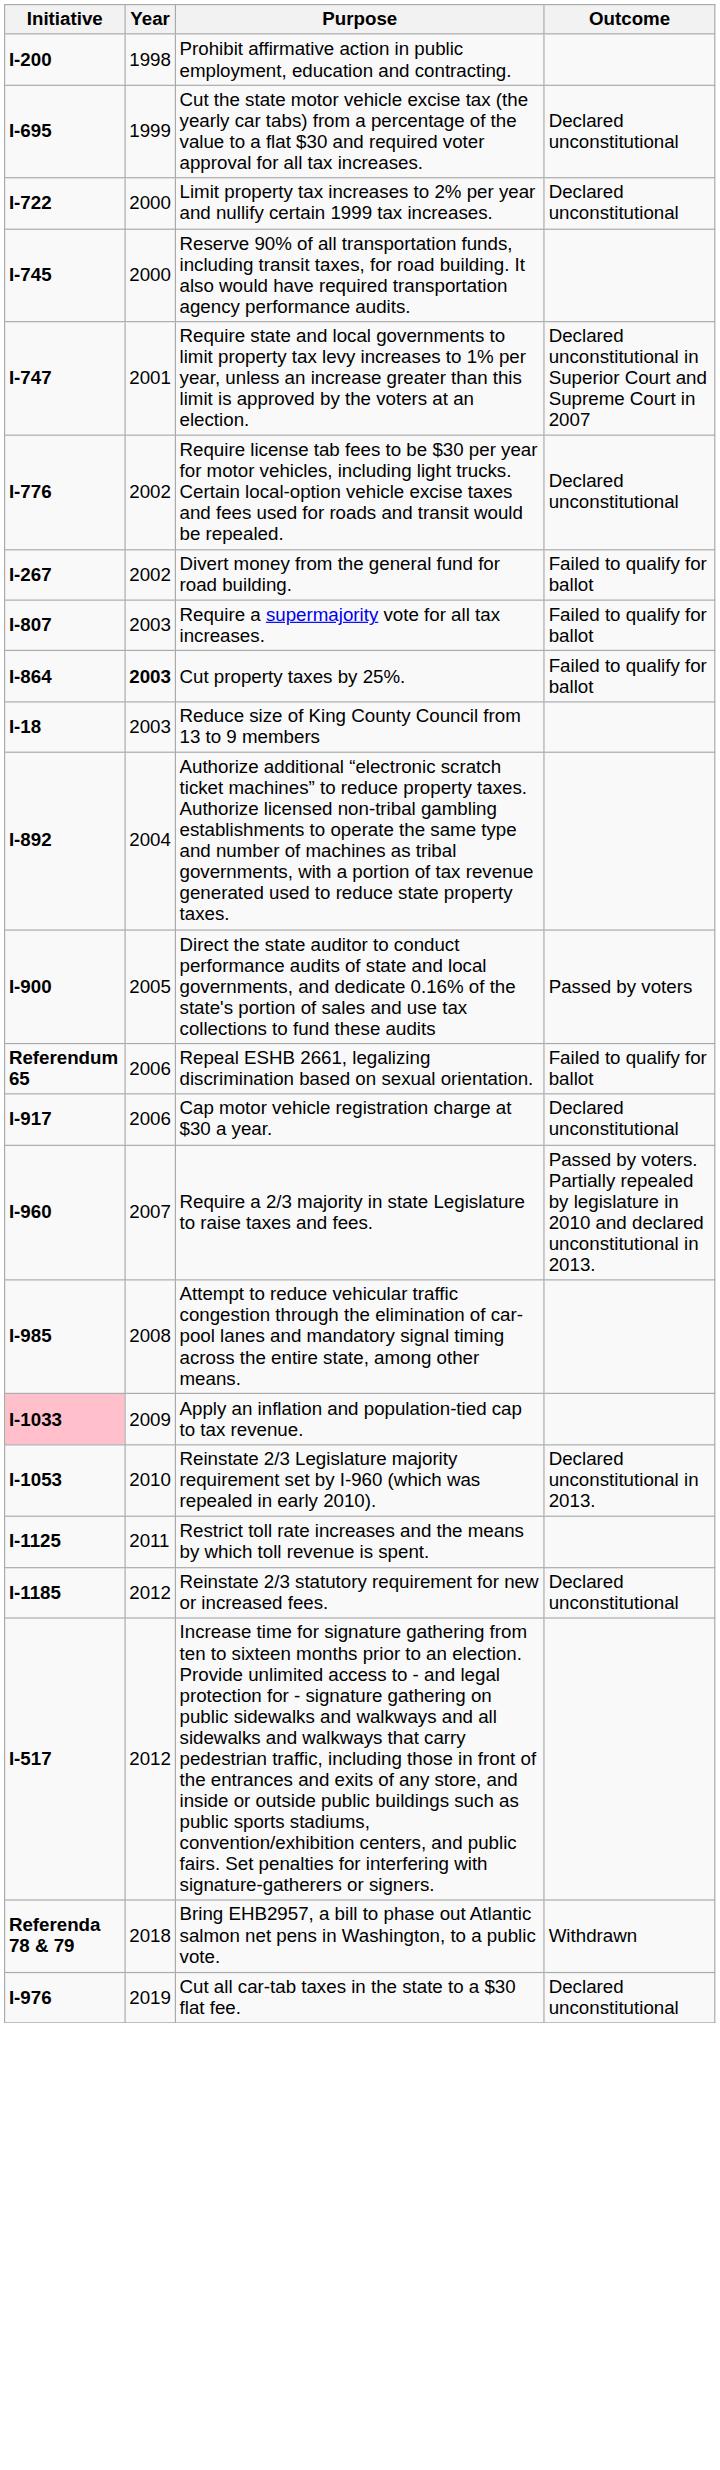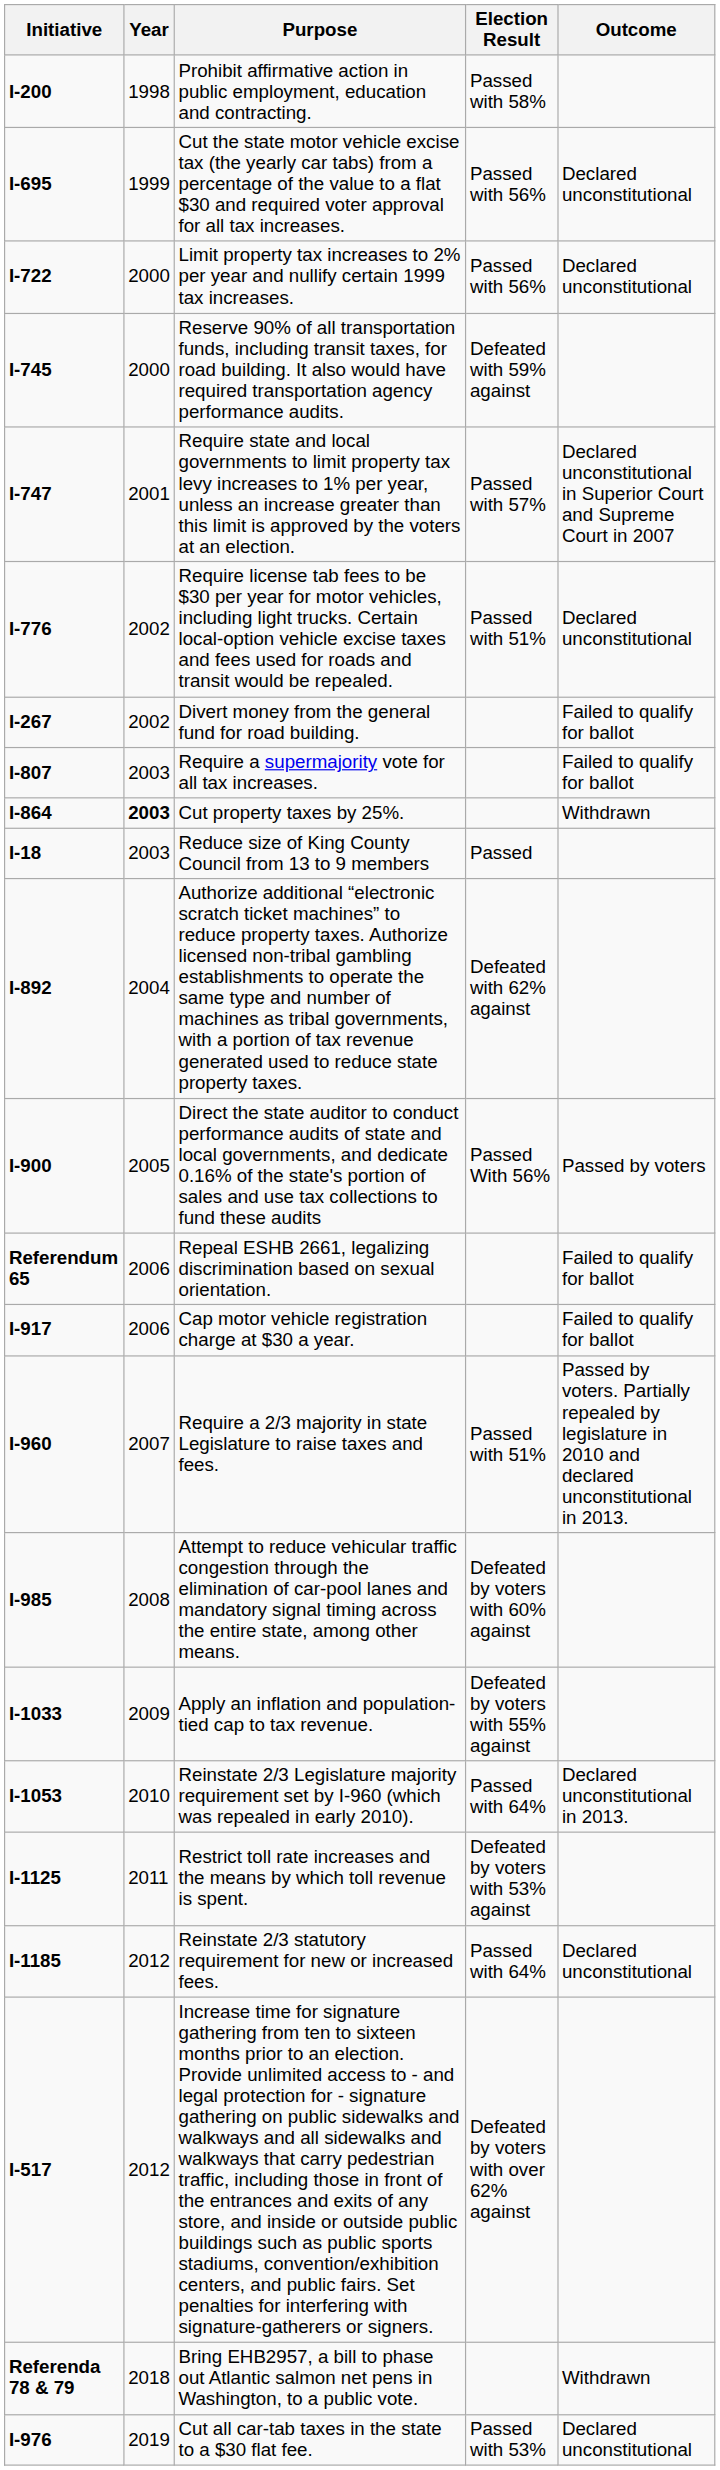+ column: (512, 29)
(628, 676) Failed to qualify for ballot -> (606, 813) Withdrawn
(614, 1119) Declared unconstitutional -> (628, 1330) Failed to qualify for ballot
(35, 1419) pink background -> (35, 1713) no background
